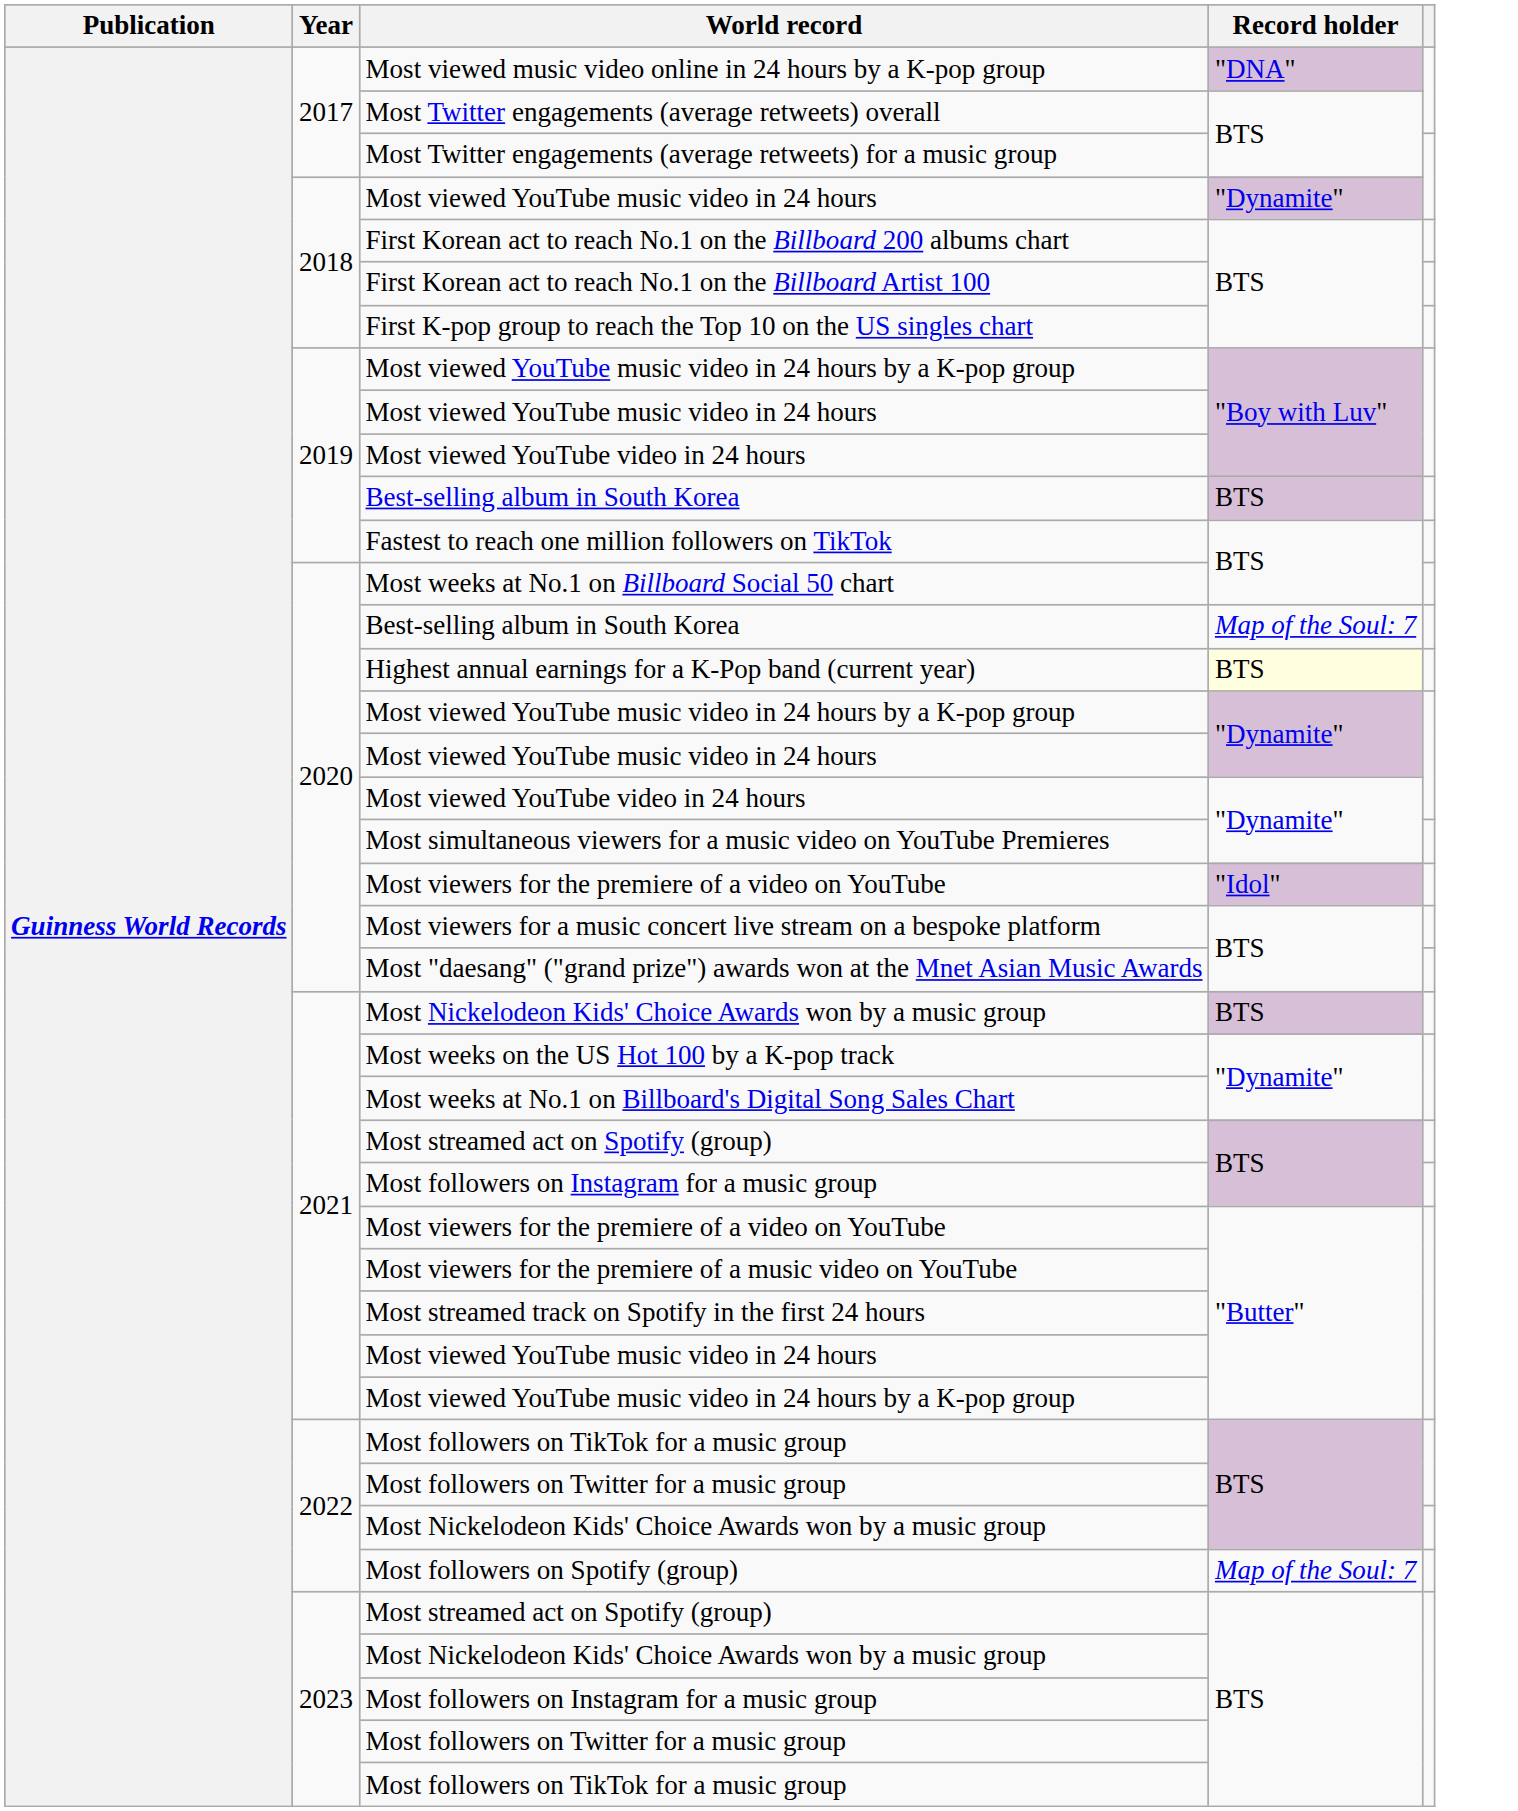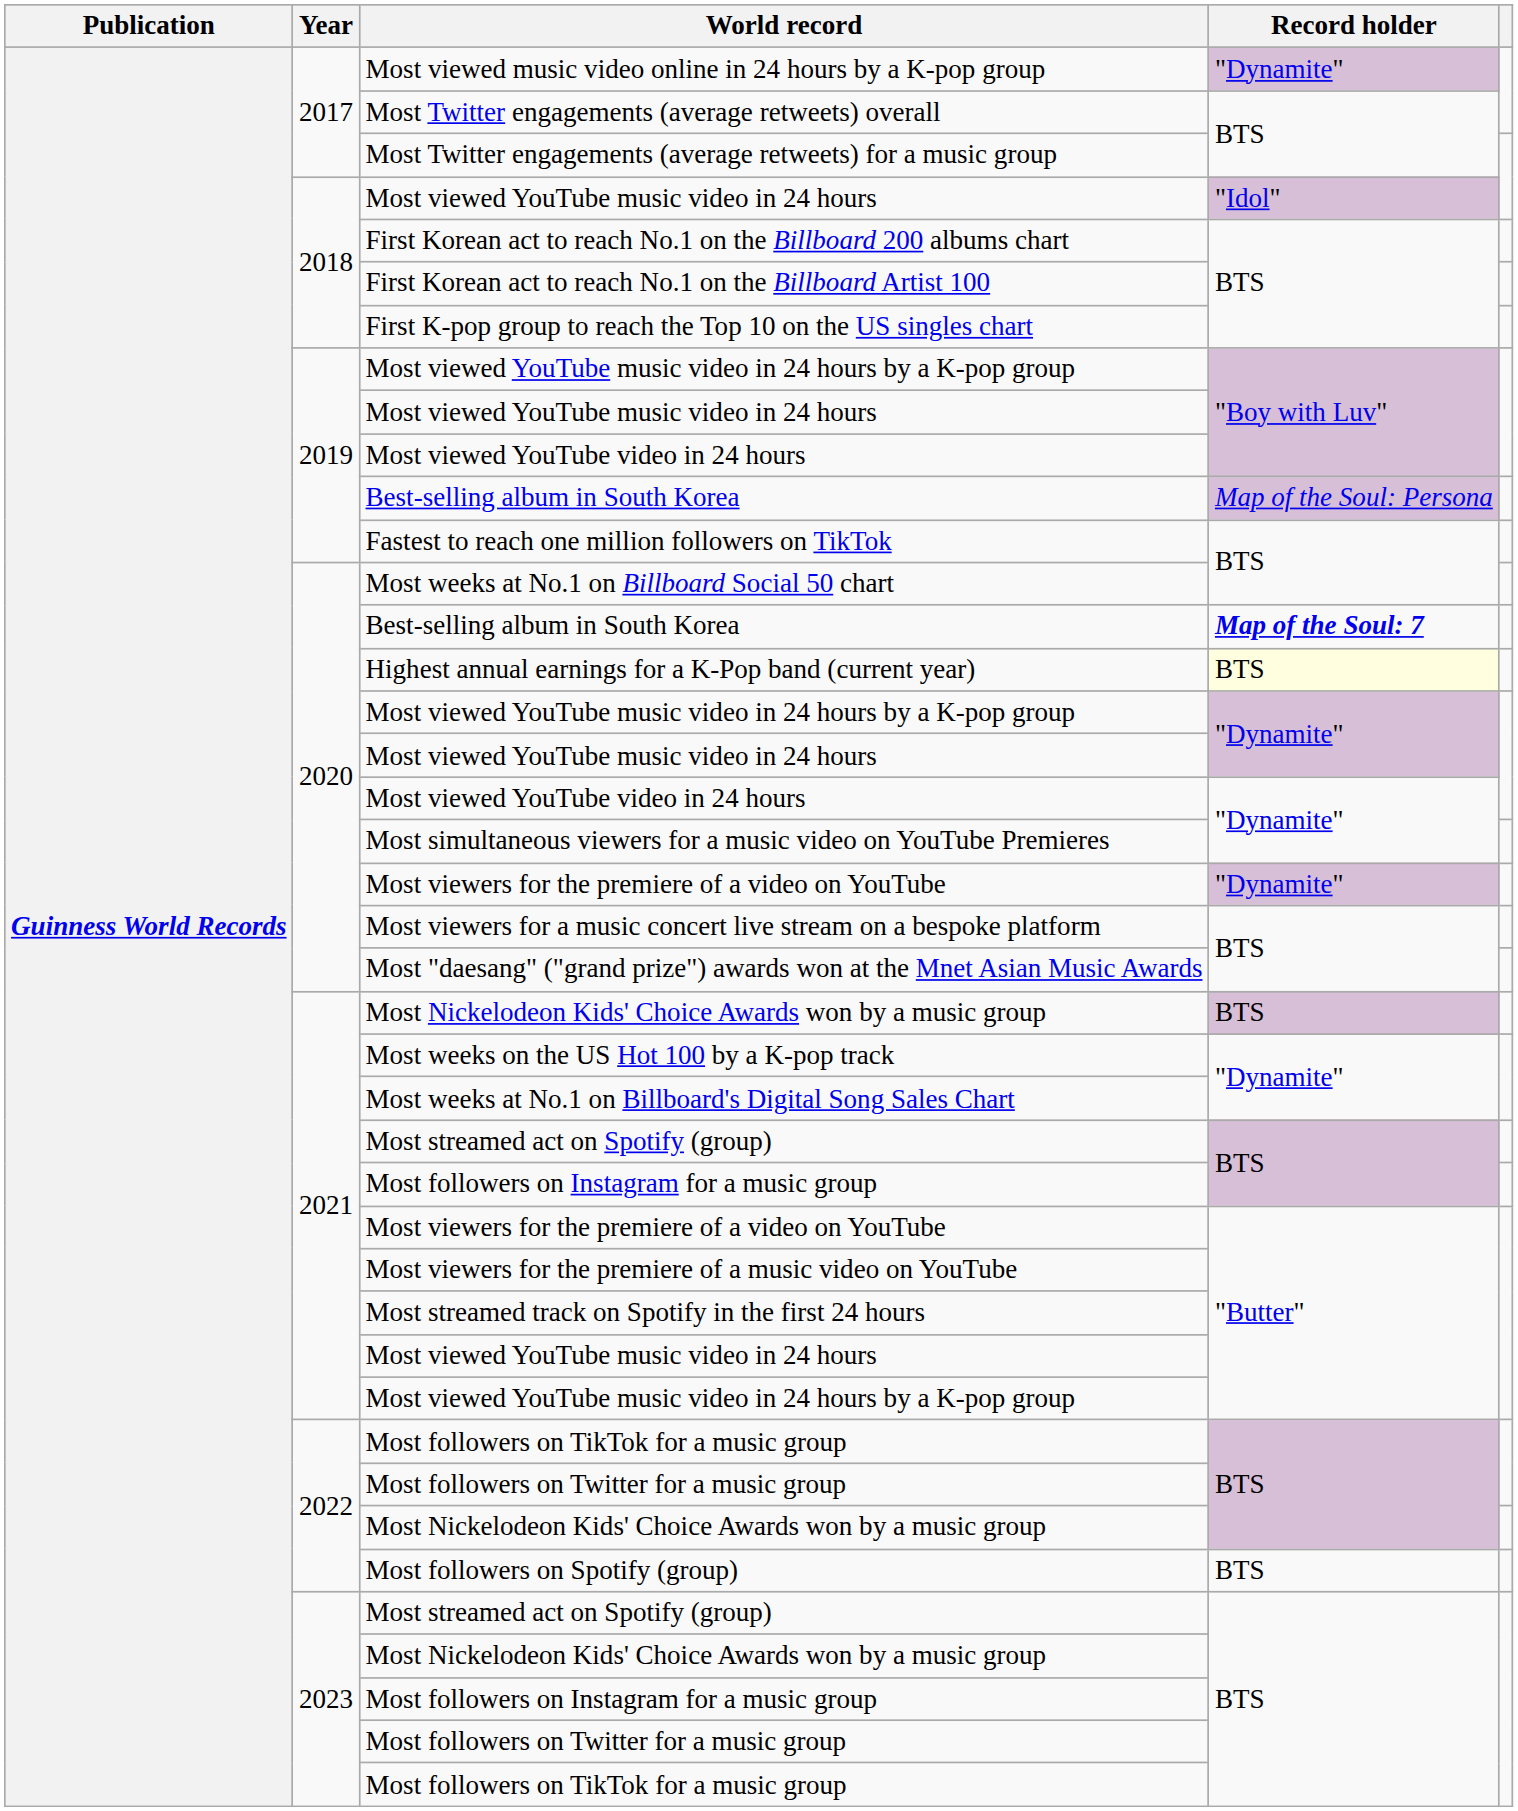(1255, 68) "DNA" -> (1279, 68) "Dynamite"
(1279, 197) "Dynamite" -> (1248, 197) "Idol"
(1240, 497) BTS -> (1354, 497) Map of the Soul: Persona
(1316, 626) normal -> (1319, 626) bold
(1248, 883) "Idol" -> (1279, 883) "Dynamite"
(1316, 1569) Map of the Soul: 7 -> (1240, 1569) BTS
